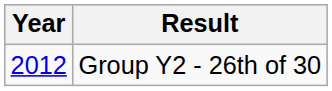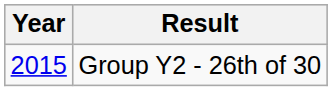(39, 64) 2012 -> (39, 64) 2015
